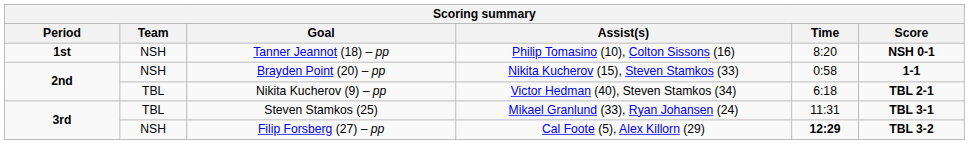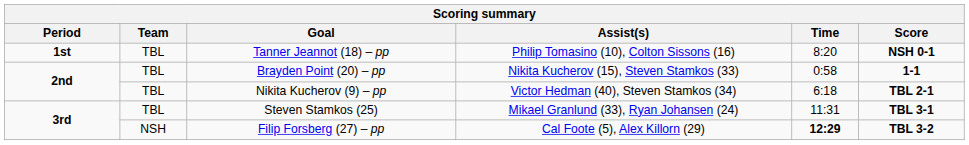(153, 52) NSH -> (153, 52) TBL
(153, 71) NSH -> (153, 71) TBL
